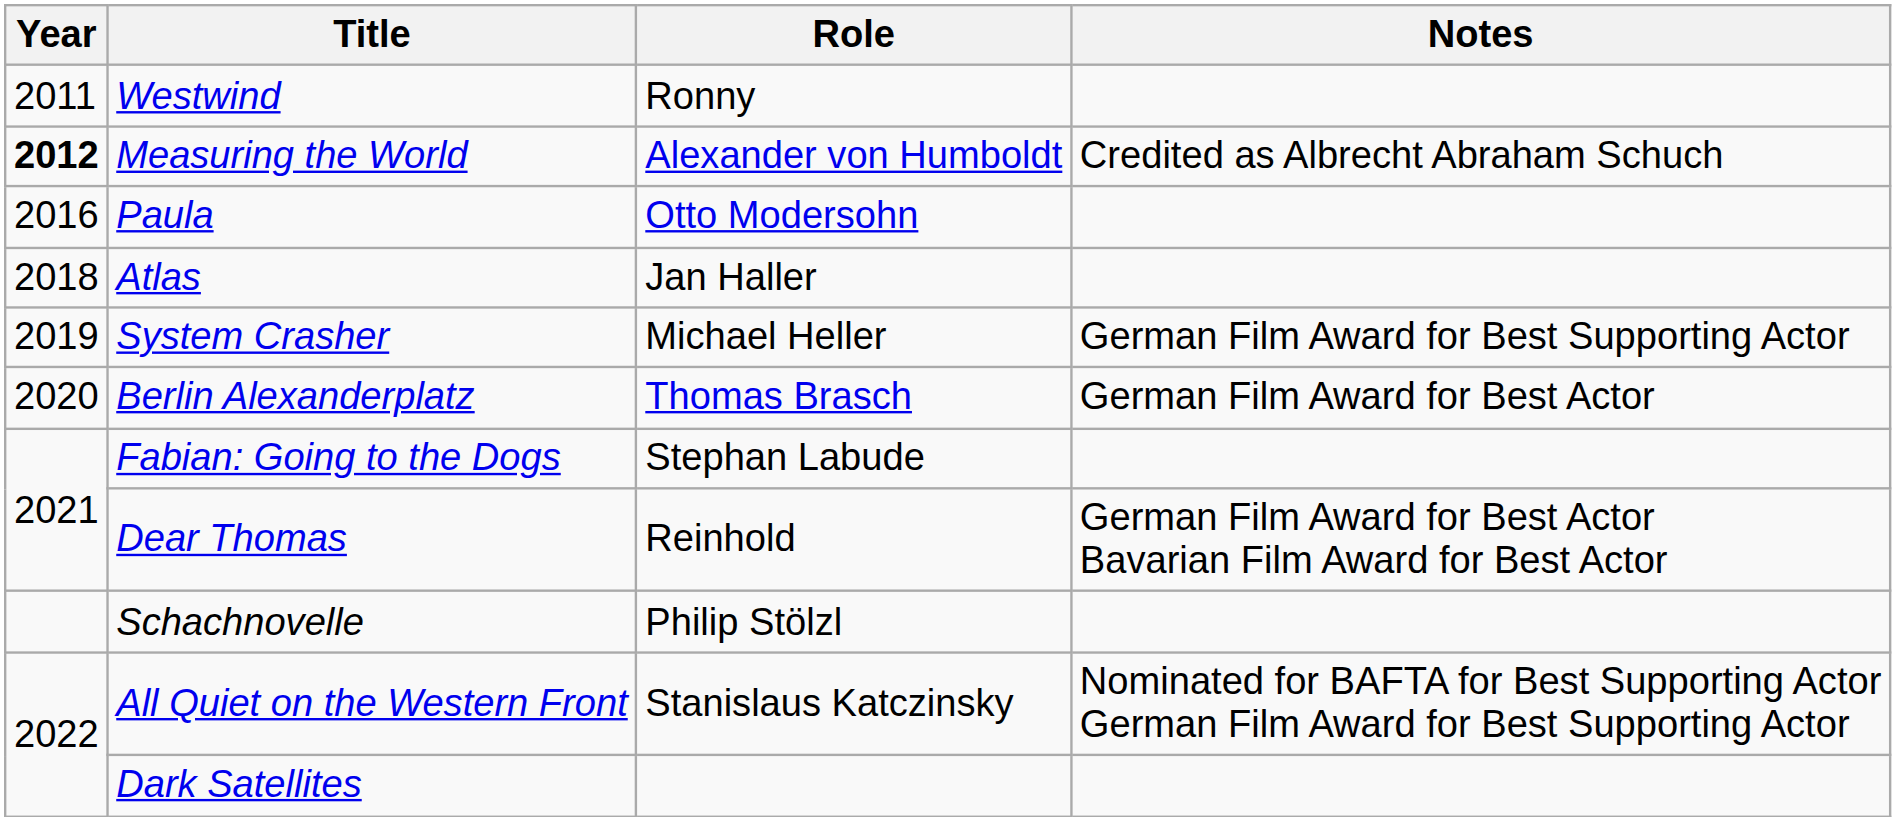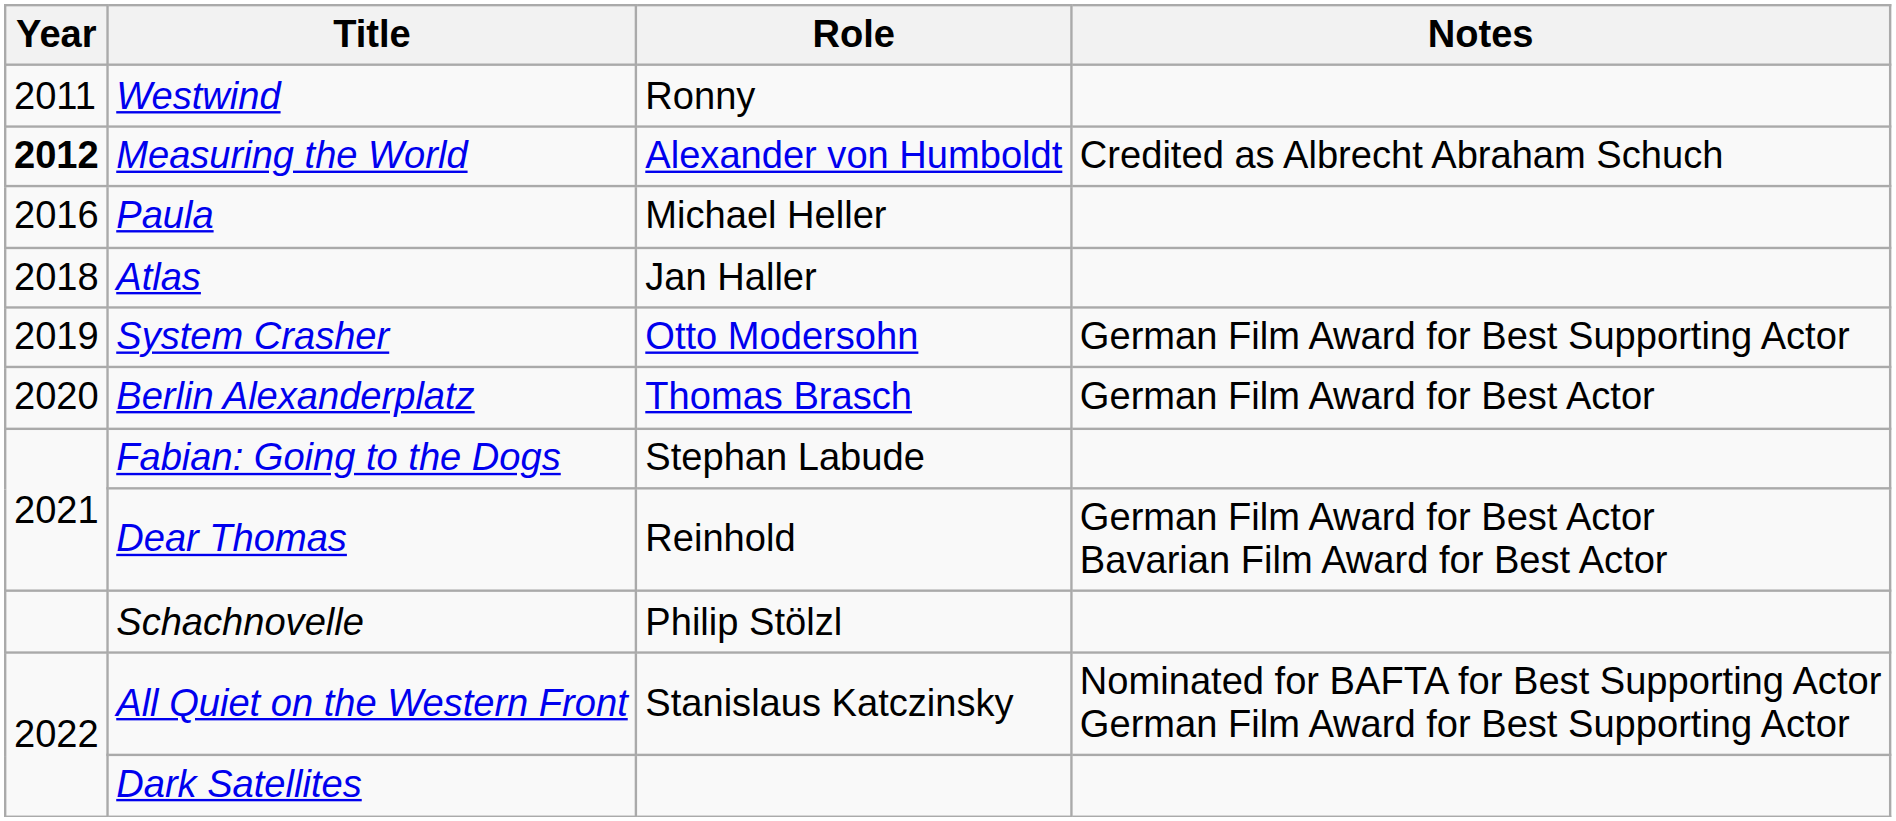(782, 215) Otto Modersohn -> (766, 215) Michael Heller
(766, 336) Michael Heller -> (782, 336) Otto Modersohn
